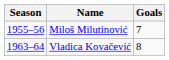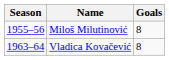(139, 30) 7 -> (139, 30) 8
